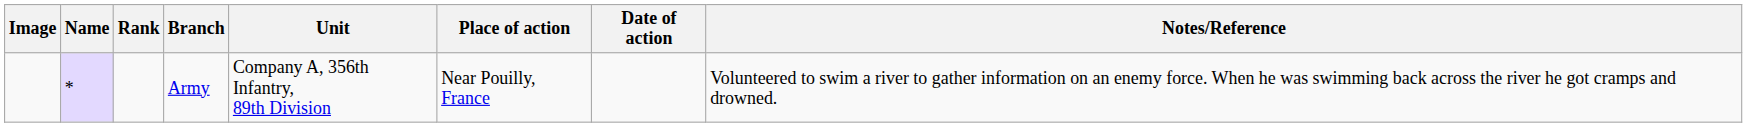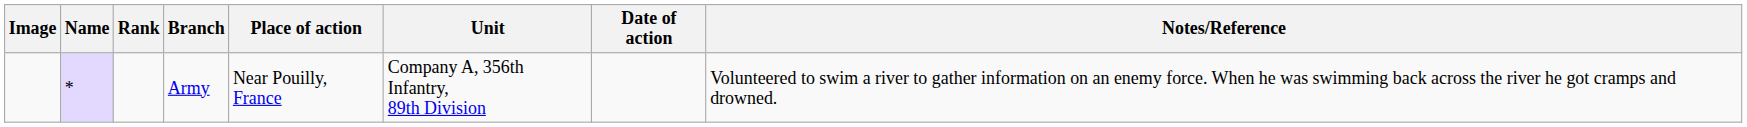columns swapped: (333, 28) <-> (514, 28)
